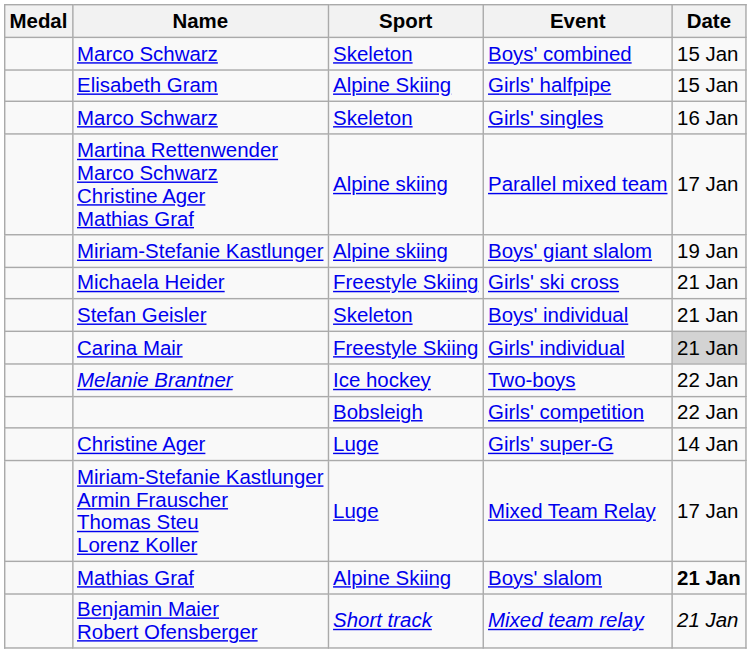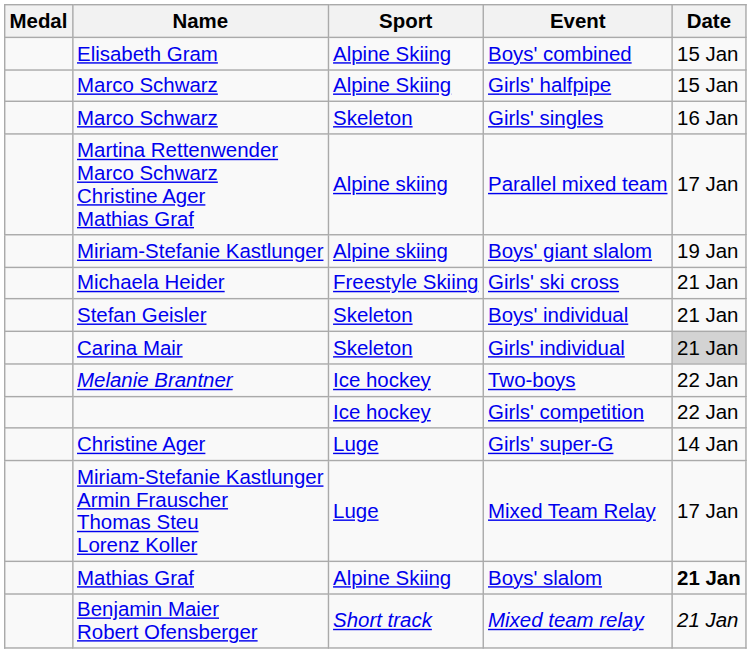(147, 54) Marco Schwarz -> (147, 54) Elisabeth Gram
(373, 54) Skeleton -> (392, 54) Alpine Skiing
(147, 86) Elisabeth Gram -> (147, 86) Marco Schwarz
(406, 348) Freestyle Skiing -> (373, 348) Skeleton
(378, 412) Bobsleigh -> (382, 412) Ice hockey
